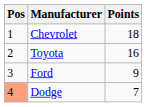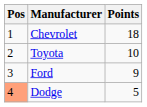(133, 53) 16 -> (133, 53) 10
(136, 92) 7 -> (136, 92) 5
